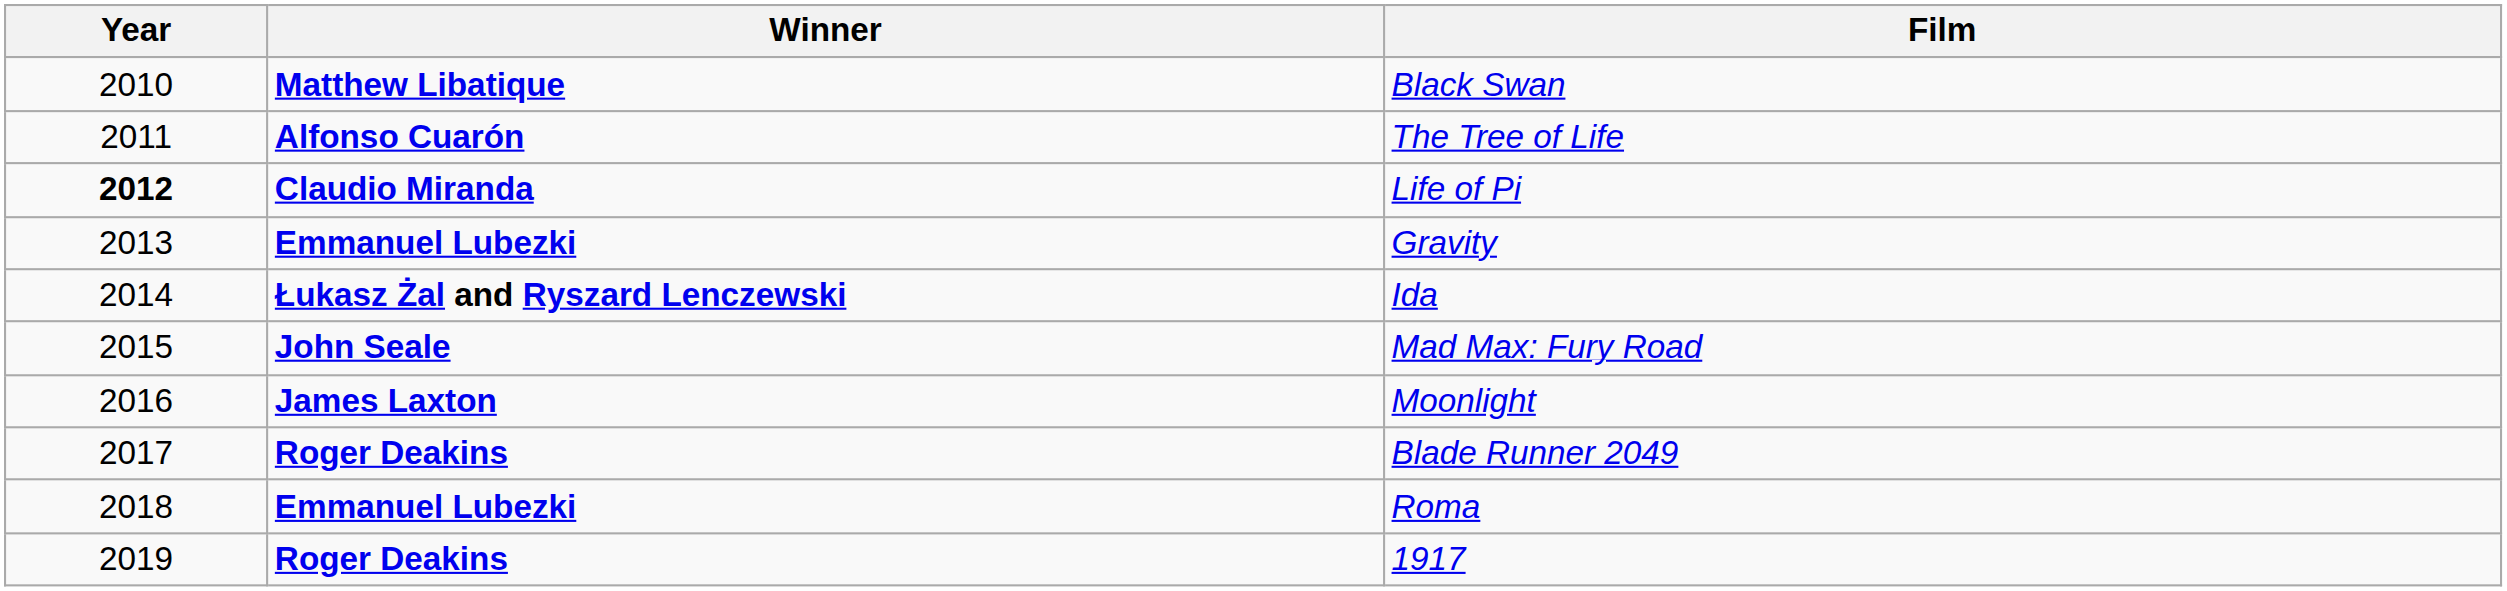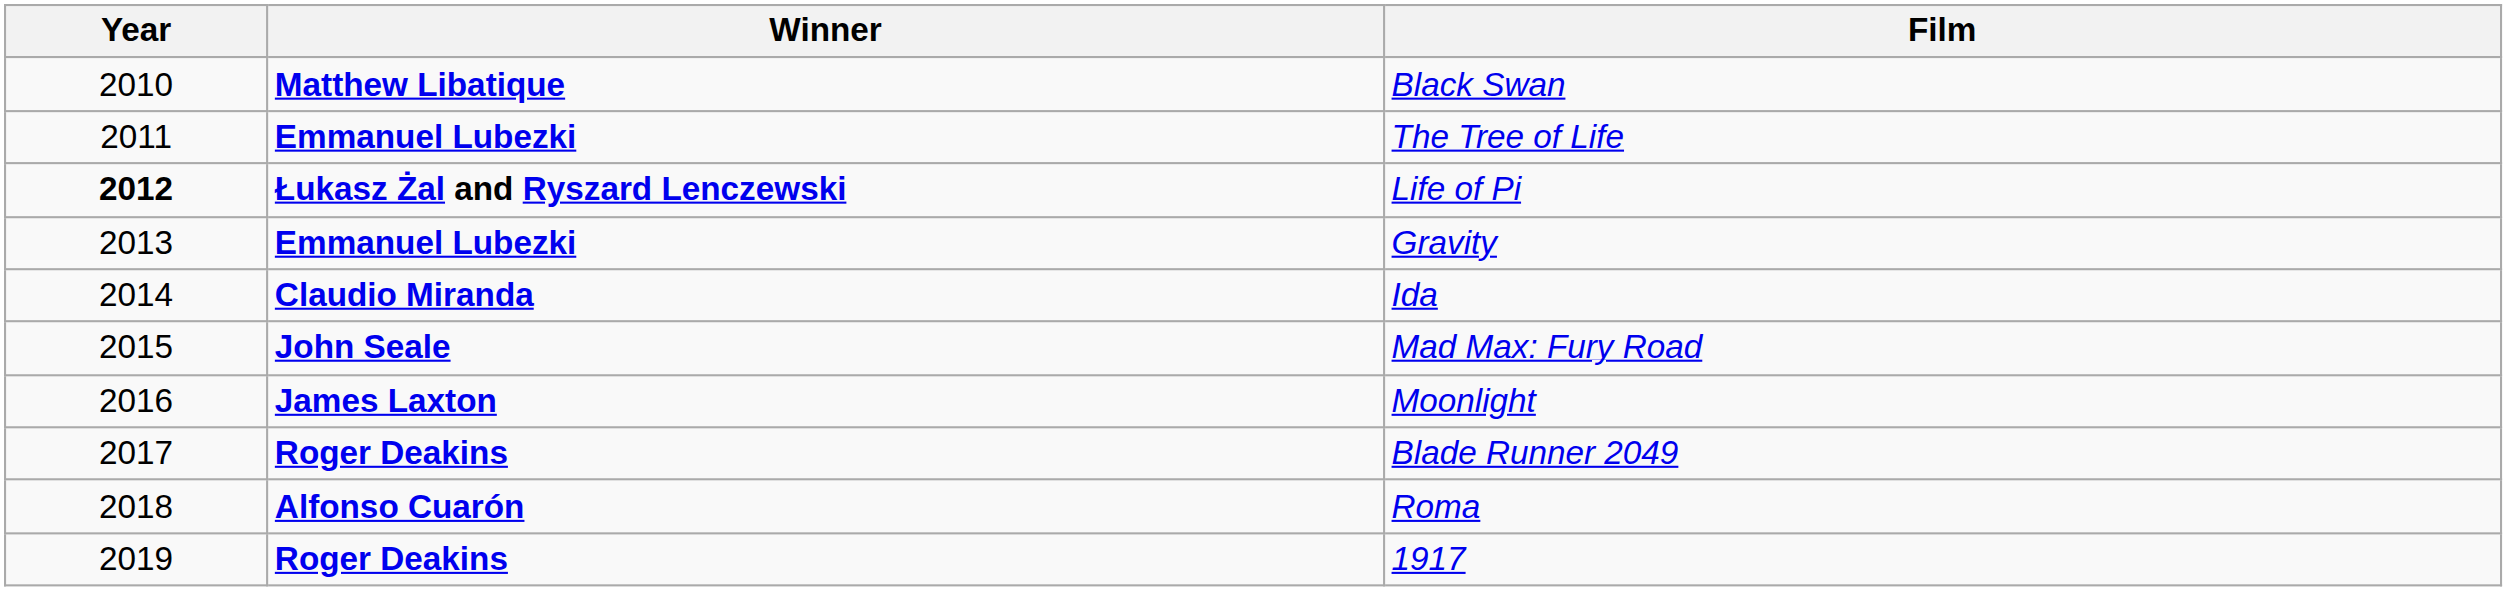(400, 136) Alfonso Cuarón -> (426, 136) Emmanuel Lubezki
(404, 189) Claudio Miranda -> (561, 189) Łukasz Żal and Ryszard Lenczewski
(561, 294) Łukasz Żal and Ryszard Lenczewski -> (404, 294) Claudio Miranda
(426, 505) Emmanuel Lubezki -> (400, 505) Alfonso Cuarón
